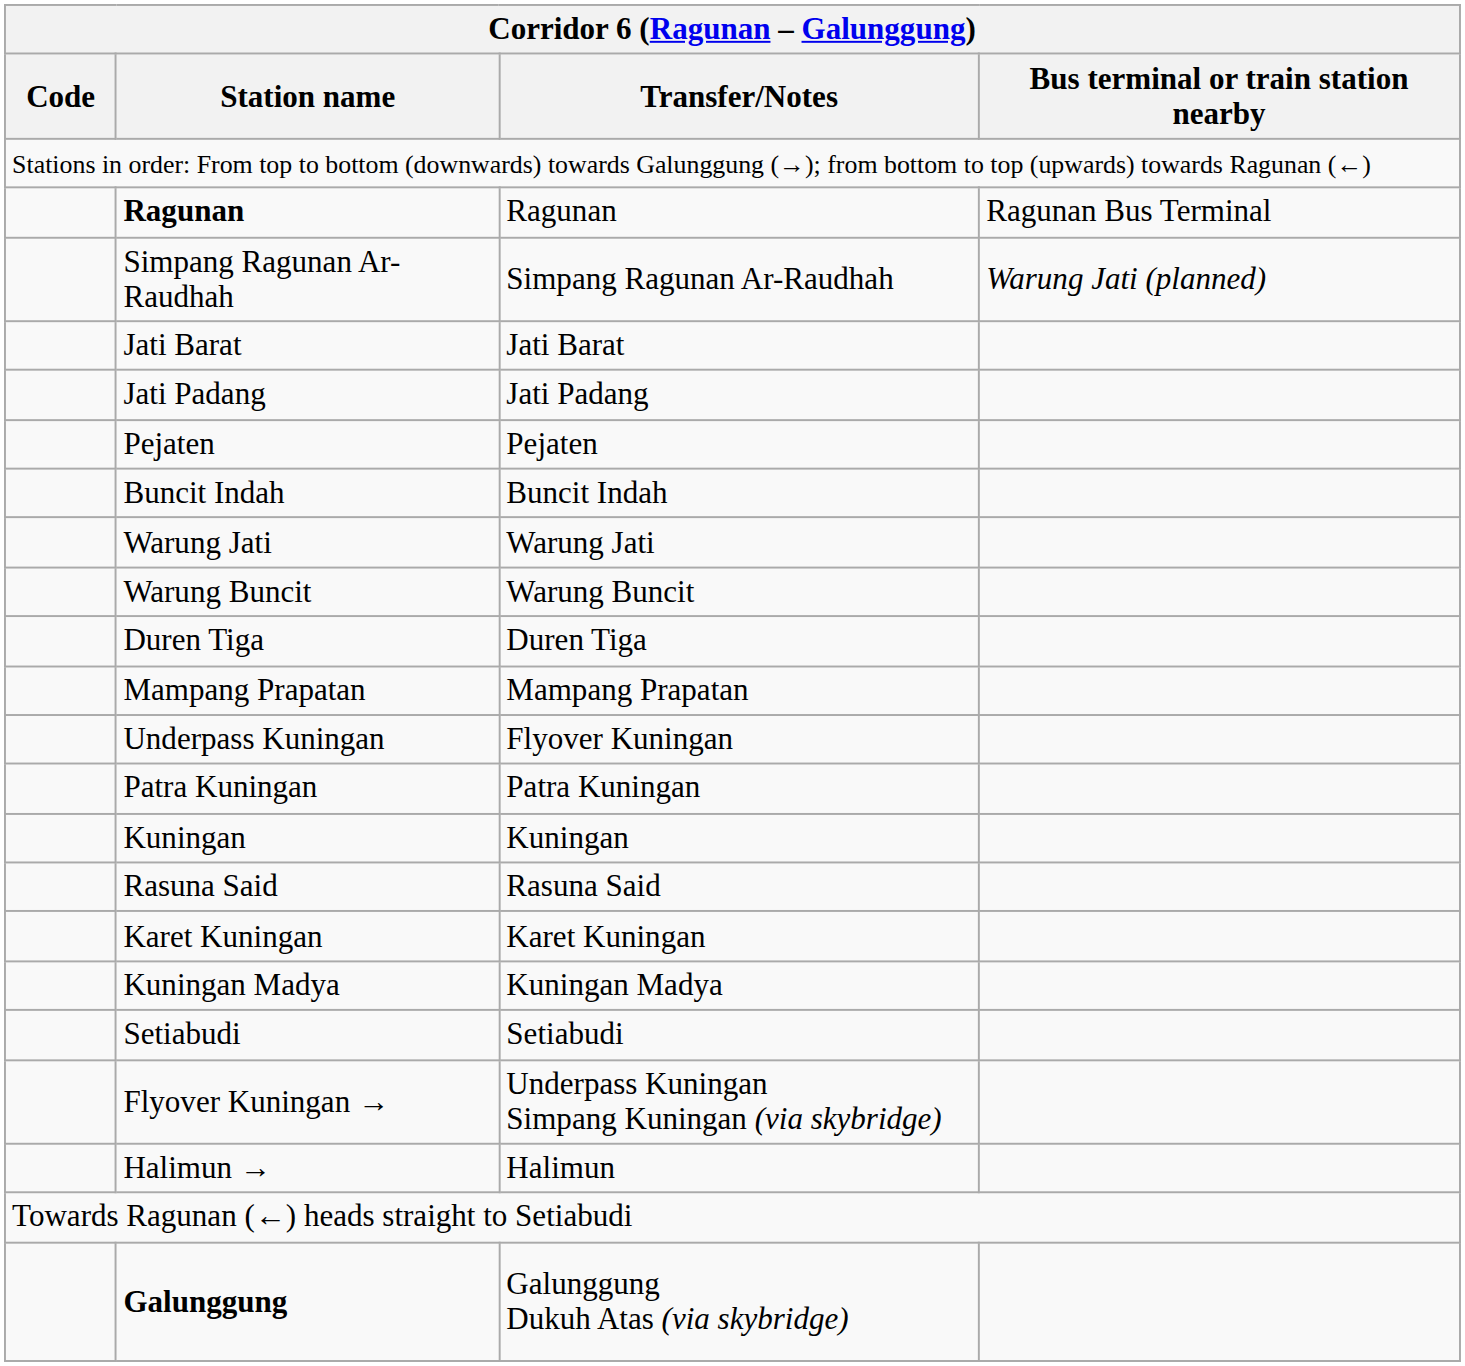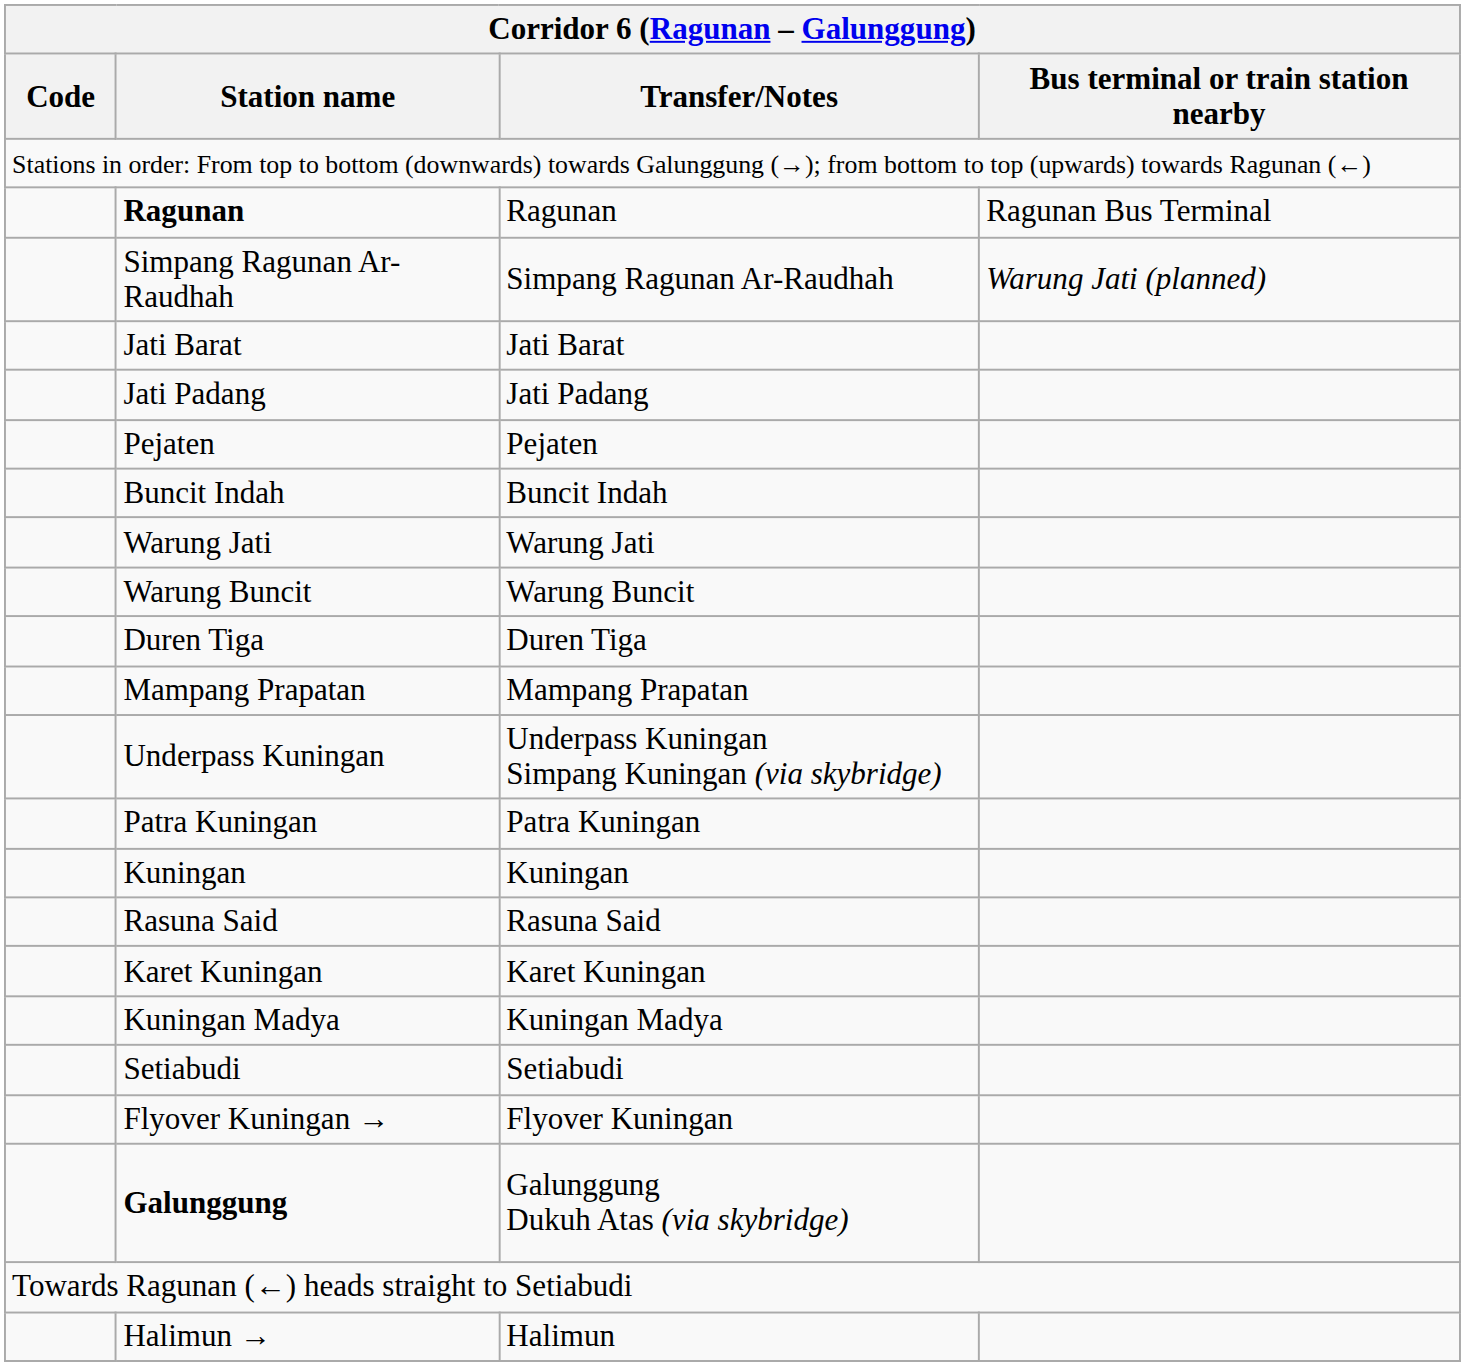(620, 738) Flyover Kuningan -> (724, 756) Underpass Kuningan Simpang Kuningan (via skybridge)
(724, 1100) Underpass Kuningan Simpang Kuningan (via skybridge) -> (620, 1118) Flyover Kuningan
rows swapped: (197, 1167) <-> (205, 1301)
